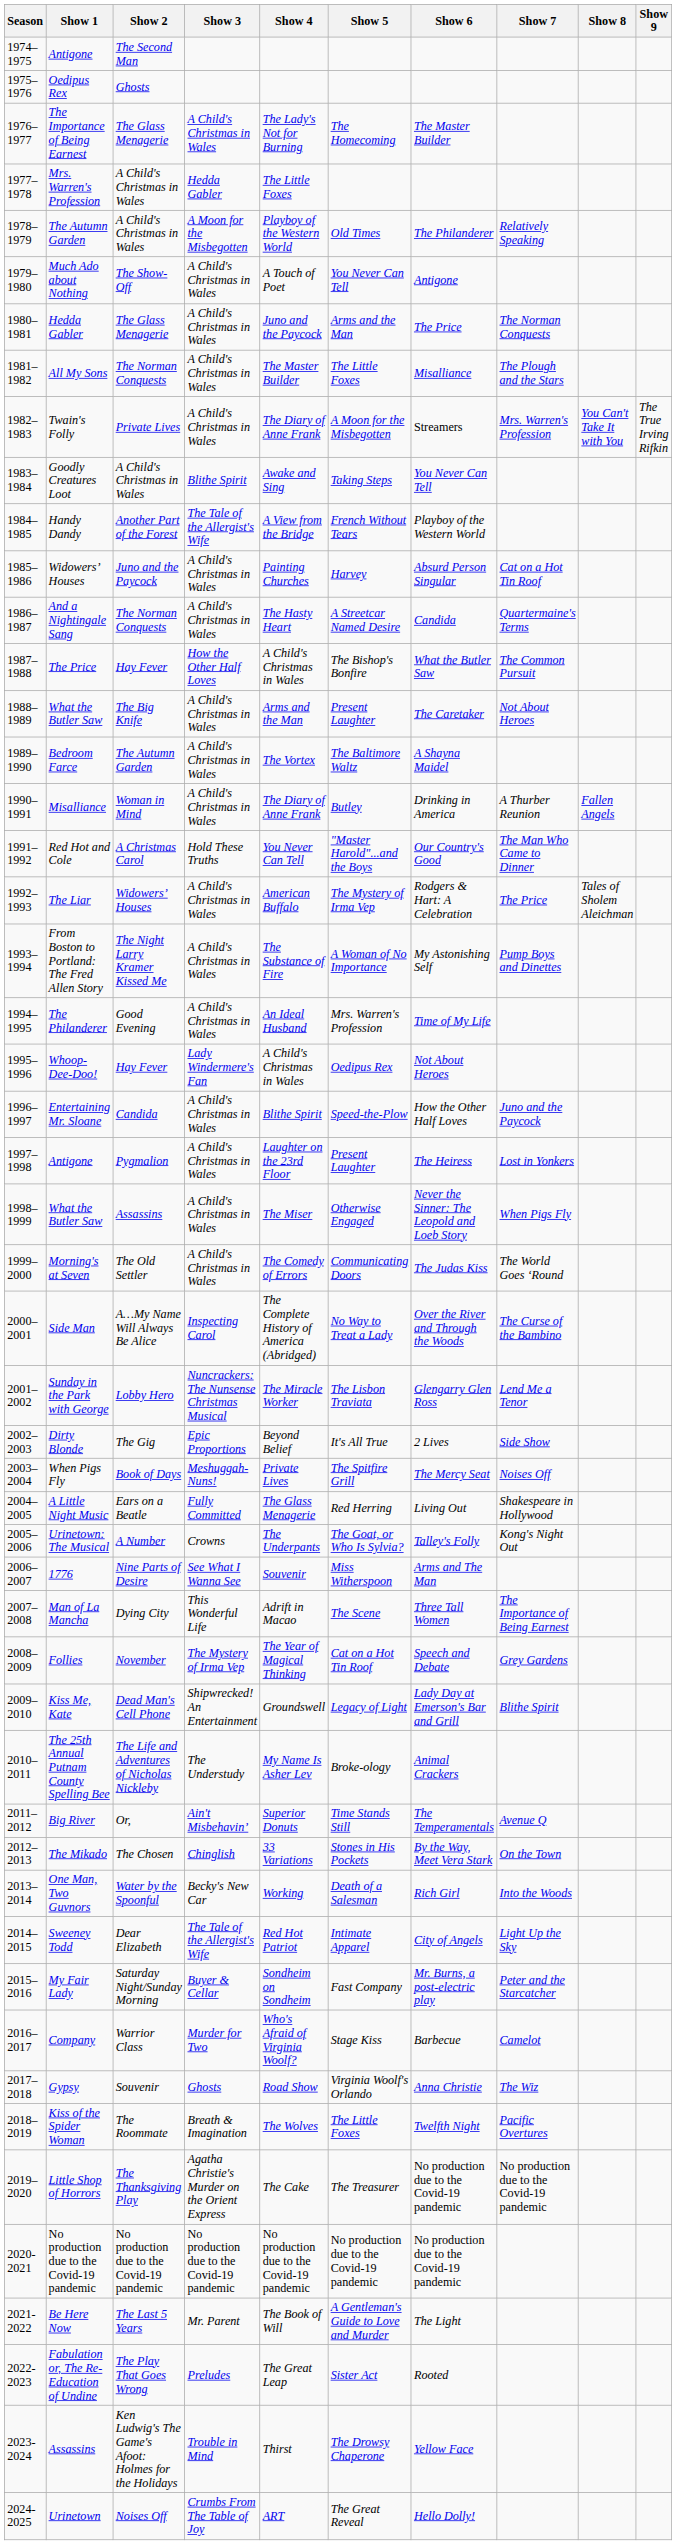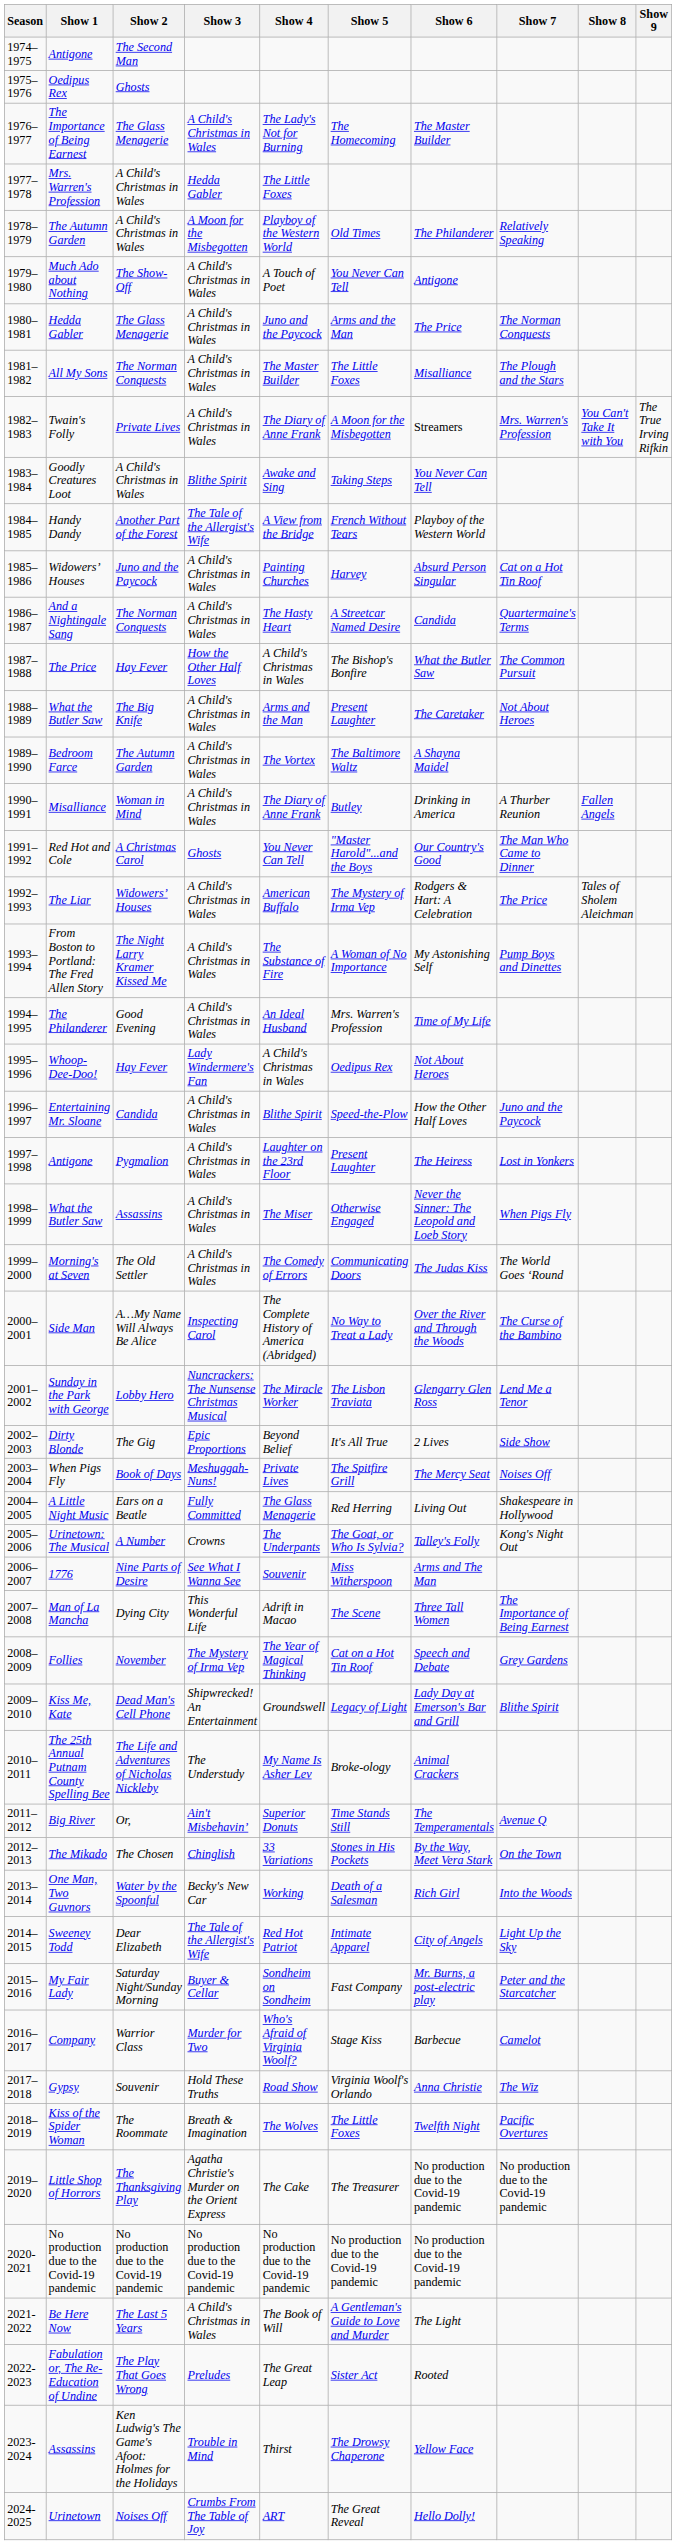(215, 853) Hold These Truths -> (204, 853) Ghosts
(204, 2087) Ghosts -> (215, 2087) Hold These Truths
(214, 2321) Mr. Parent -> (219, 2321) A Child's Christmas in Wales
